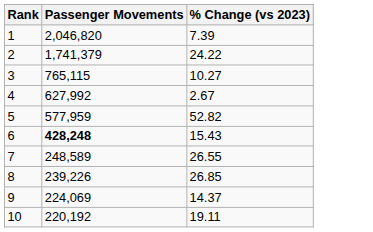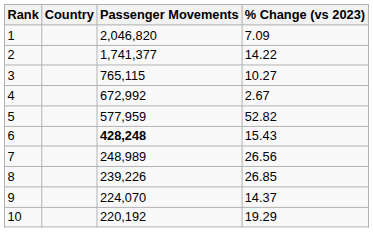+ column: (69, 15)
(202, 35) 7.39 -> (257, 35) 7.09
(73, 55) 1,741,379 -> (128, 55) 1,741,377
(206, 55) 24.22 -> (261, 55) 14.22
(68, 96) 627,992 -> (123, 96) 672,992
(68, 157) 248,589 -> (123, 157) 248,989
(206, 157) 26.55 -> (261, 157) 26.56
(68, 197) 224,069 -> (123, 197) 224,070
(205, 217) 19.11 -> (261, 217) 19.29
